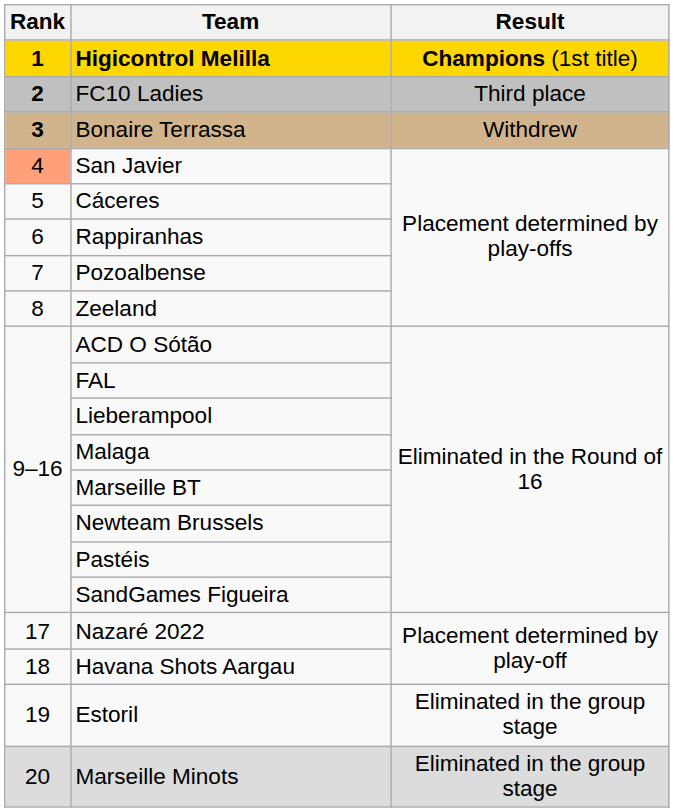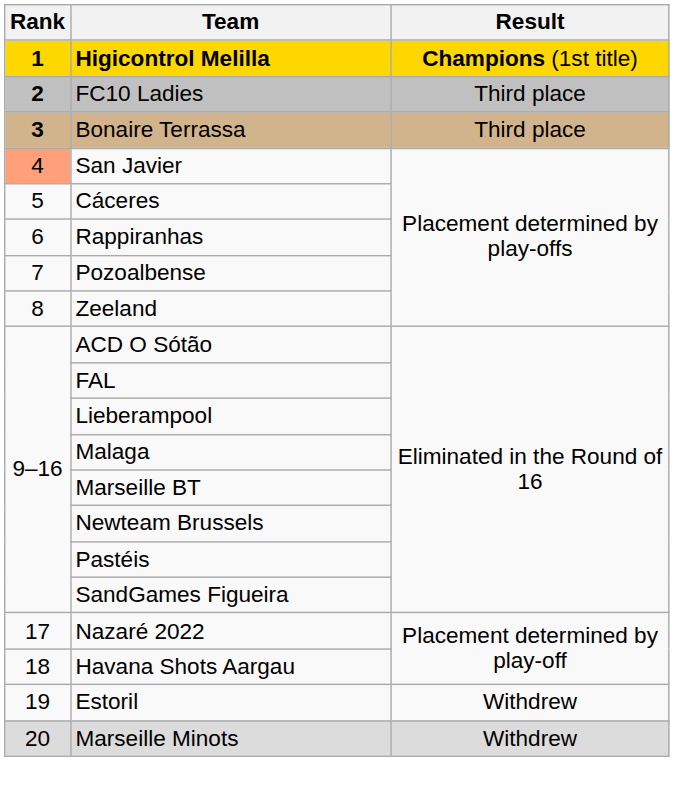(530, 129) Withdrew -> (530, 129) Third place
(530, 714) Eliminated in the group stage -> (530, 702) Withdrew
(530, 776) Eliminated in the group stage -> (530, 737) Withdrew
